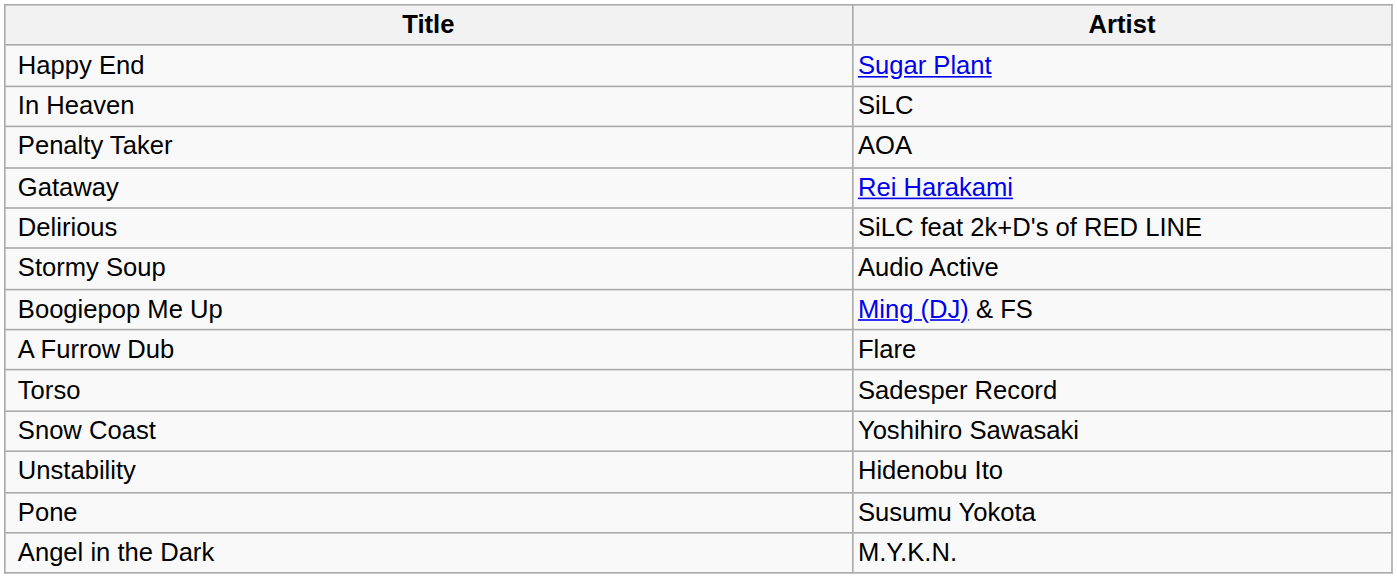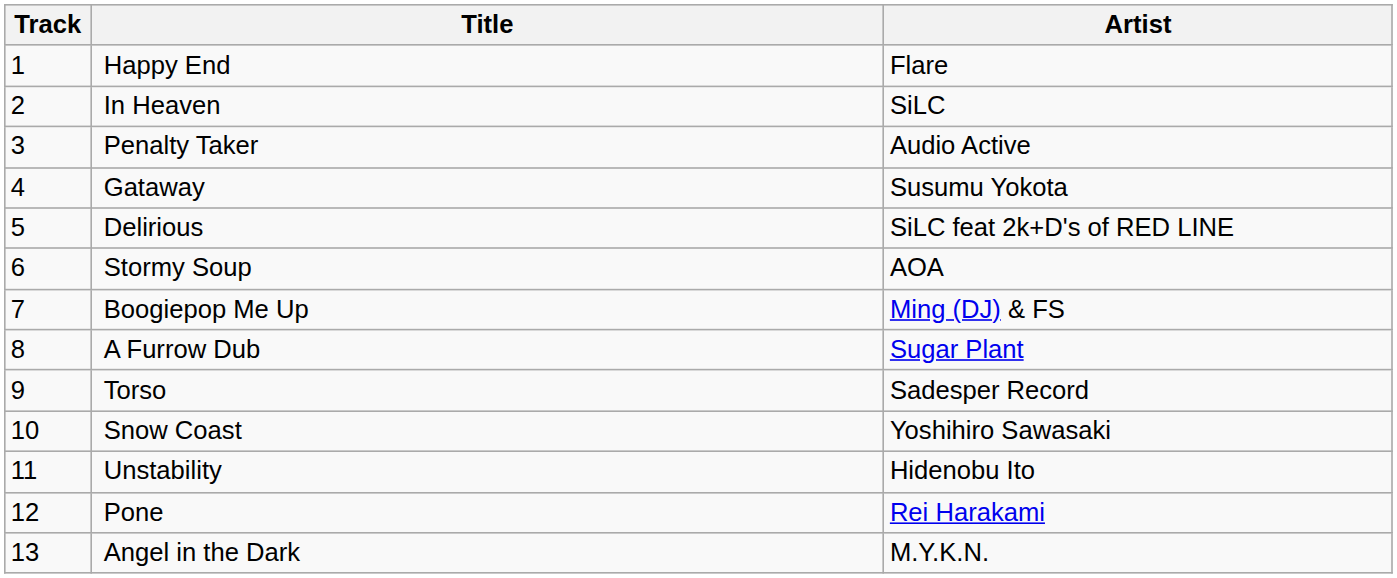+ column: (48, 24)
(925, 65) Sugar Plant -> (919, 65) Flare
(885, 146) AOA -> (960, 146) Audio Active
(935, 187) Rei Harakami -> (979, 187) Susumu Yokota
(928, 268) Audio Active -> (917, 268) AOA
(887, 349) Flare -> (957, 349) Sugar Plant
(947, 512) Susumu Yokota -> (967, 512) Rei Harakami
